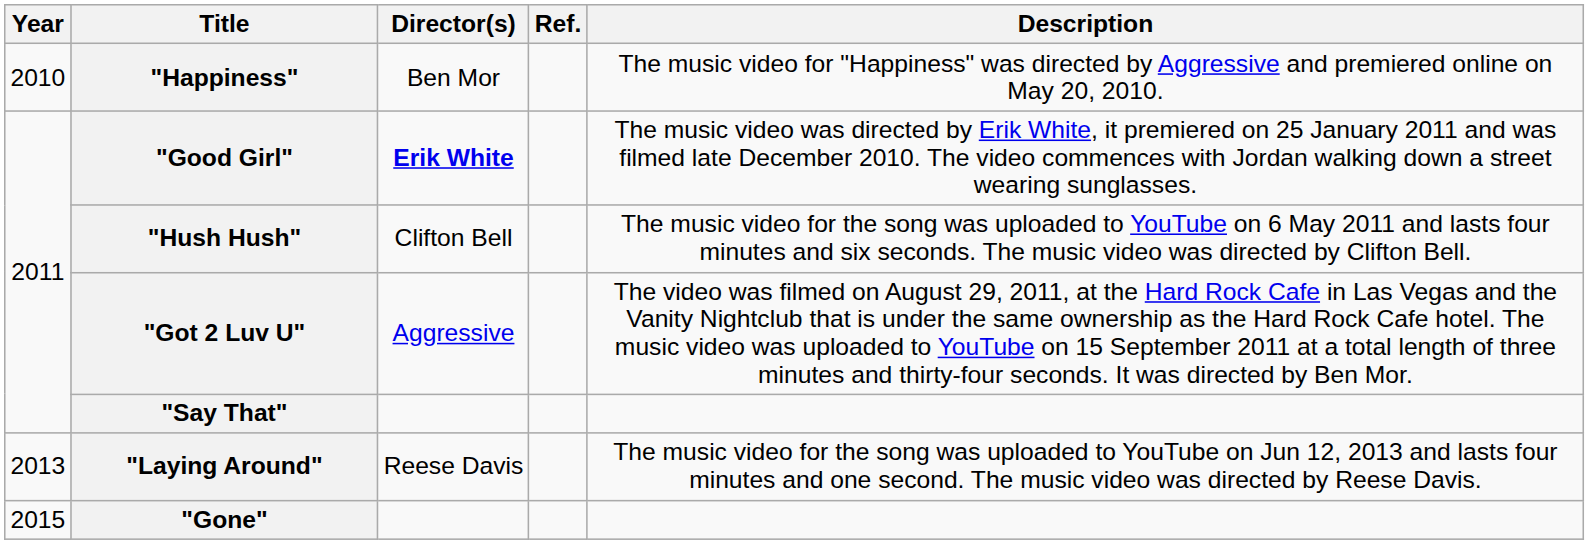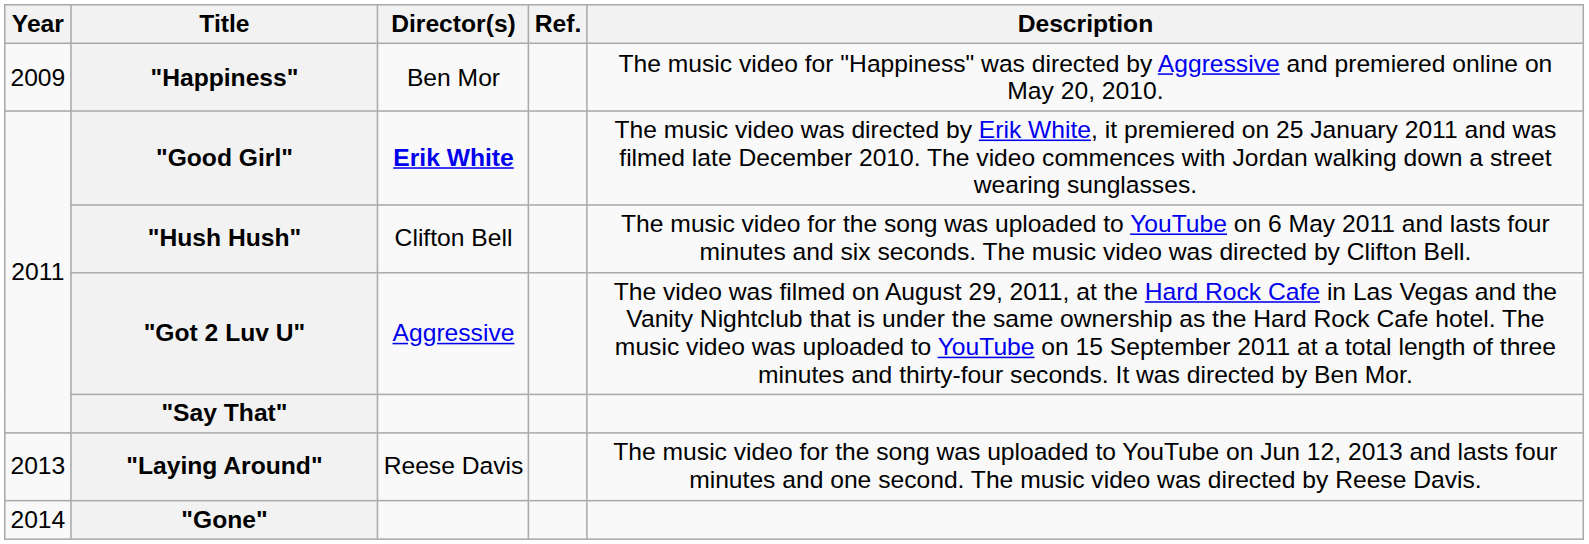(38, 76) 2010 -> (38, 76) 2009
(38, 519) 2015 -> (38, 519) 2014
